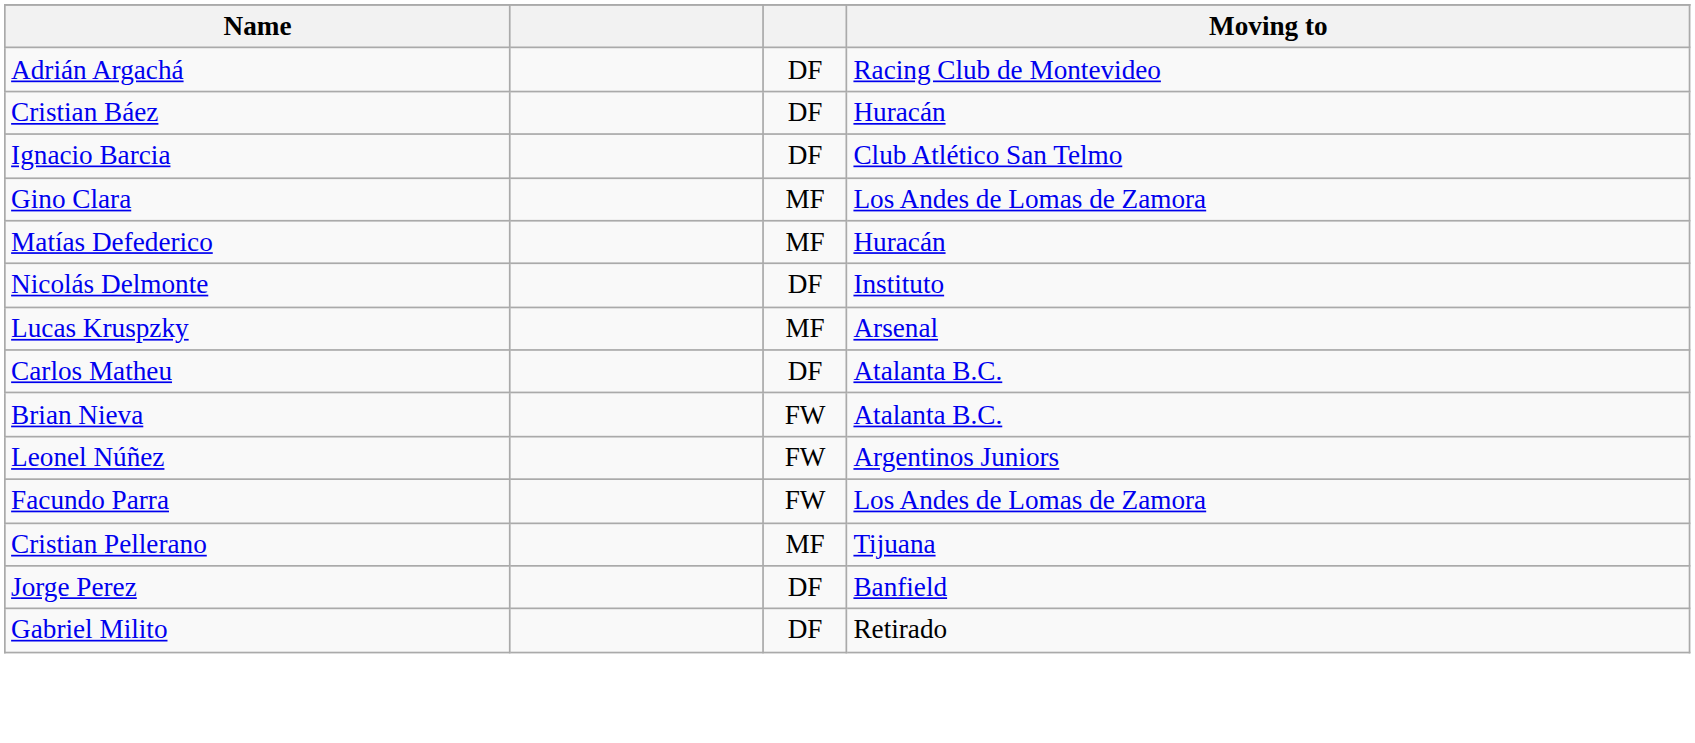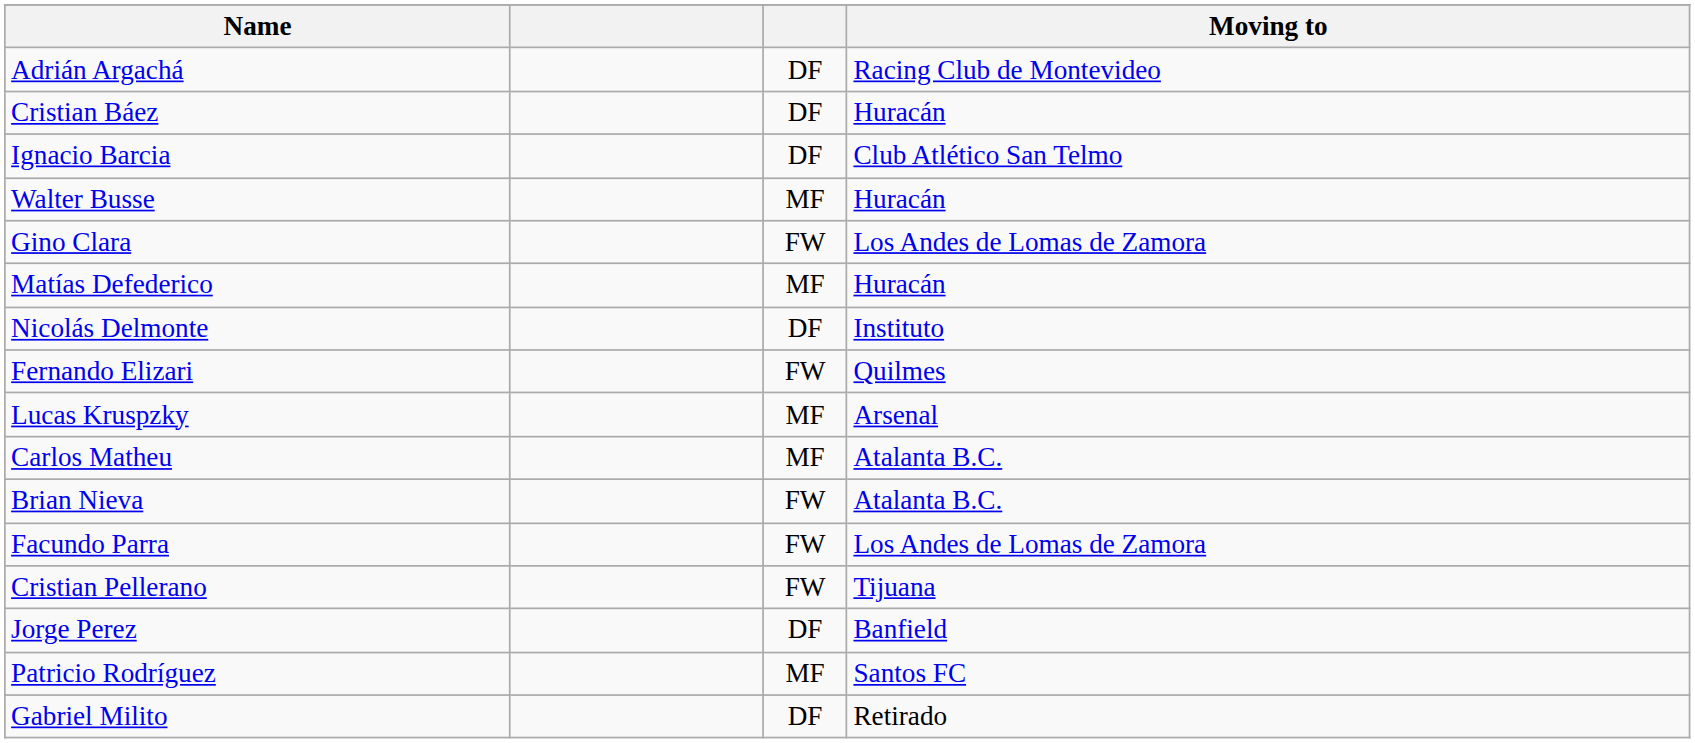+ row: (83, 198)
(805, 198) MF -> (805, 241) FW
+ row: (102, 371)
(805, 371) DF -> (805, 457) MF
- row: (88, 457)
(805, 543) MF -> (805, 586) FW
+ row: (113, 673)
